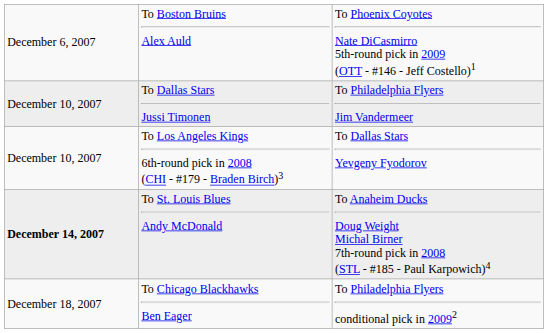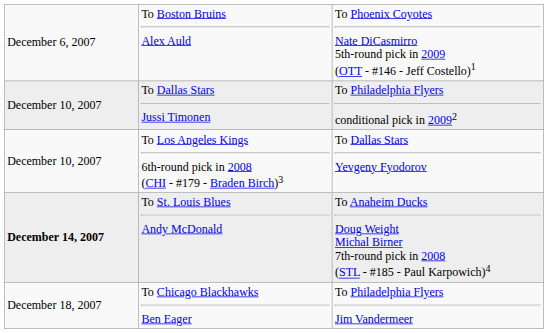(438, 103) To Philadelphia Flyers Jim Vandermeer -> (438, 105) To Philadelphia Flyers conditional pick in 20092
(438, 304) To Philadelphia Flyers conditional pick in 20092 -> (438, 305) To Philadelphia Flyers Jim Vandermeer
